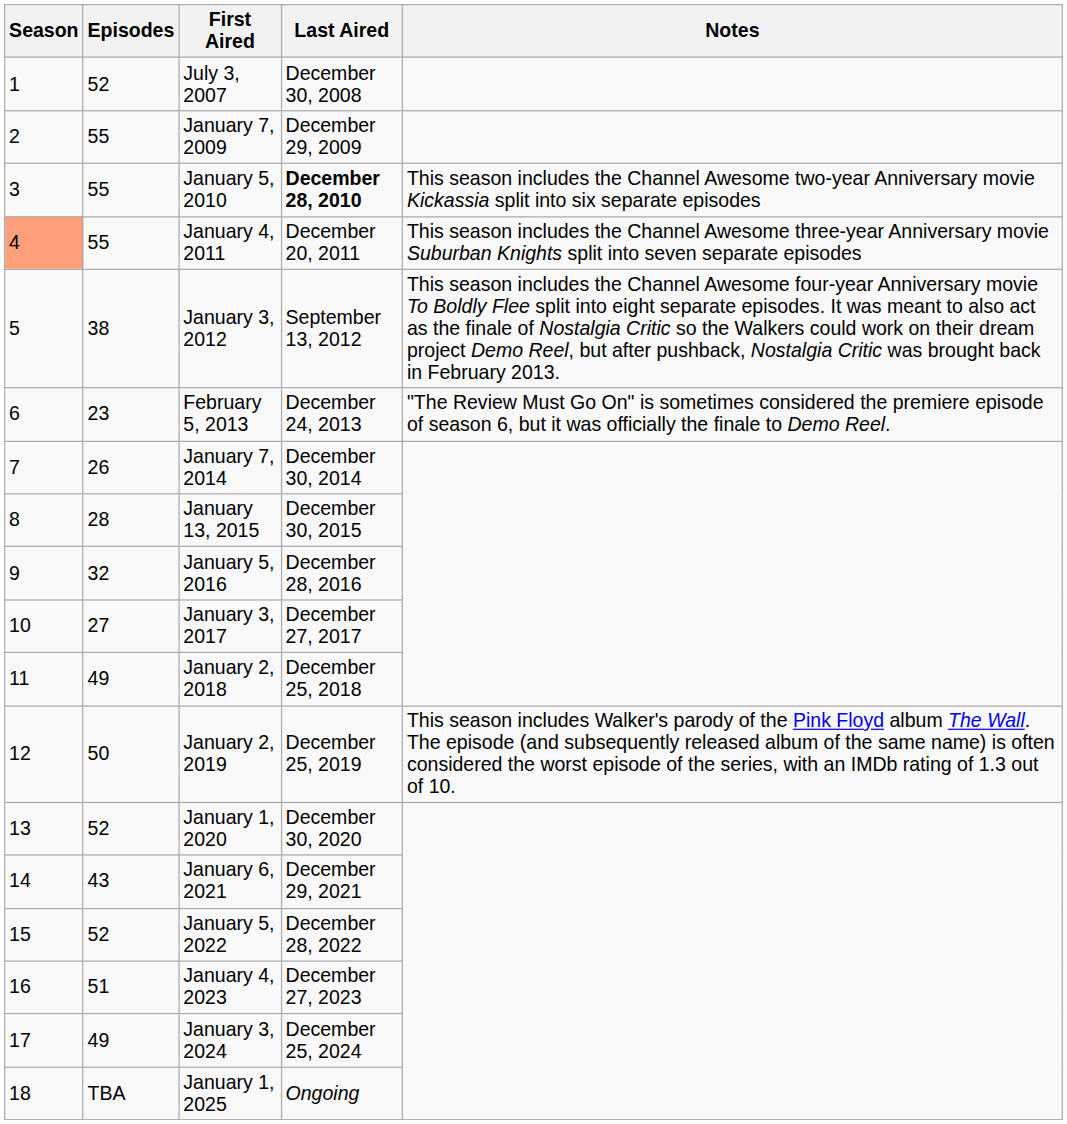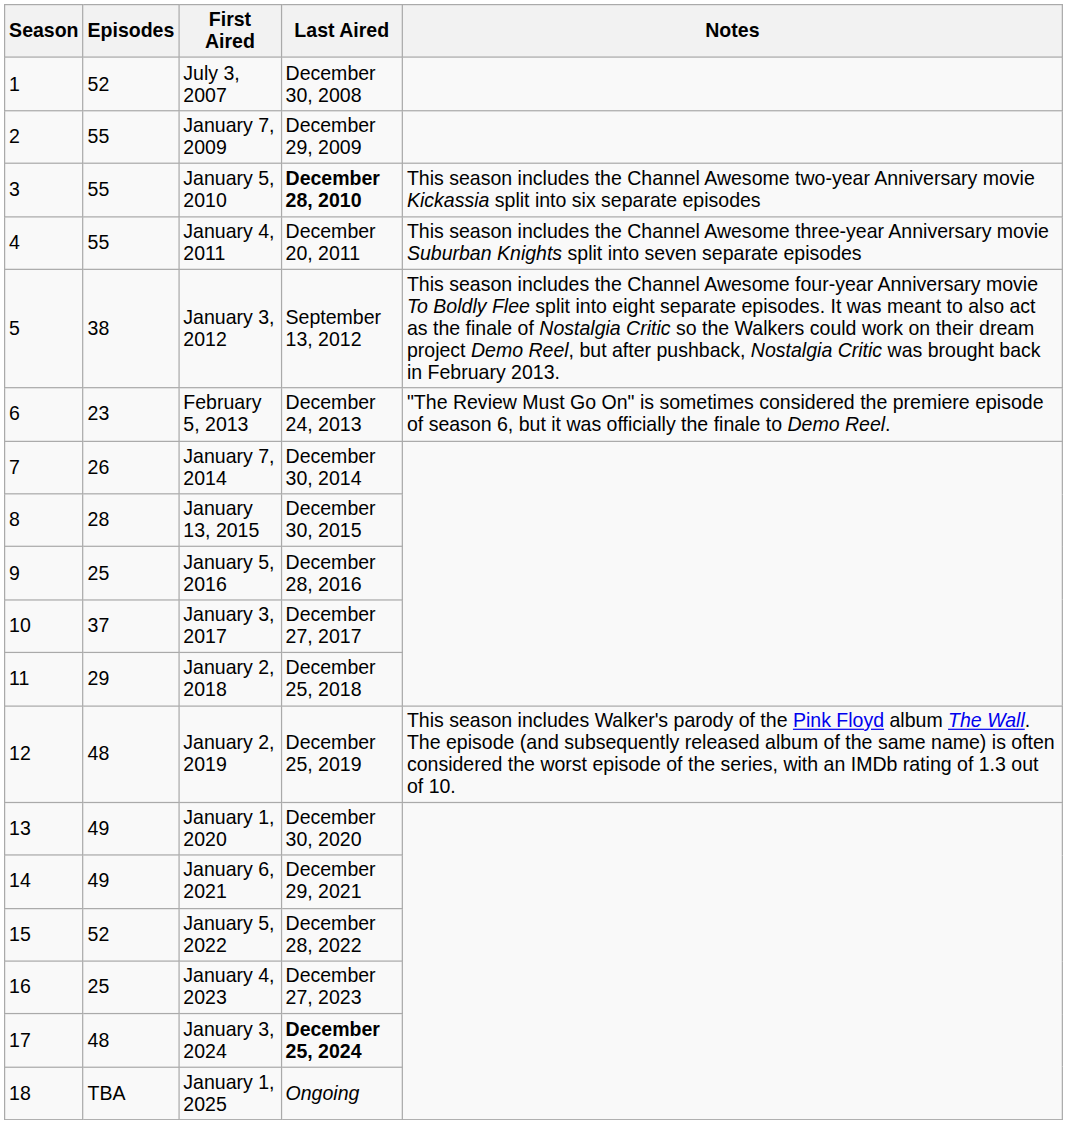(15, 242) lightsalmon background -> (15, 242) no background
(98, 573) 32 -> (98, 573) 25
(98, 626) 27 -> (98, 626) 37
(98, 678) 49 -> (98, 678) 29
(98, 753) 50 -> (98, 753) 48
(98, 828) 52 -> (98, 828) 49
(98, 881) 43 -> (98, 881) 49
(98, 987) 51 -> (98, 987) 25
(98, 1040) 49 -> (98, 1040) 48
(331, 1040) normal -> (333, 1040) bold
